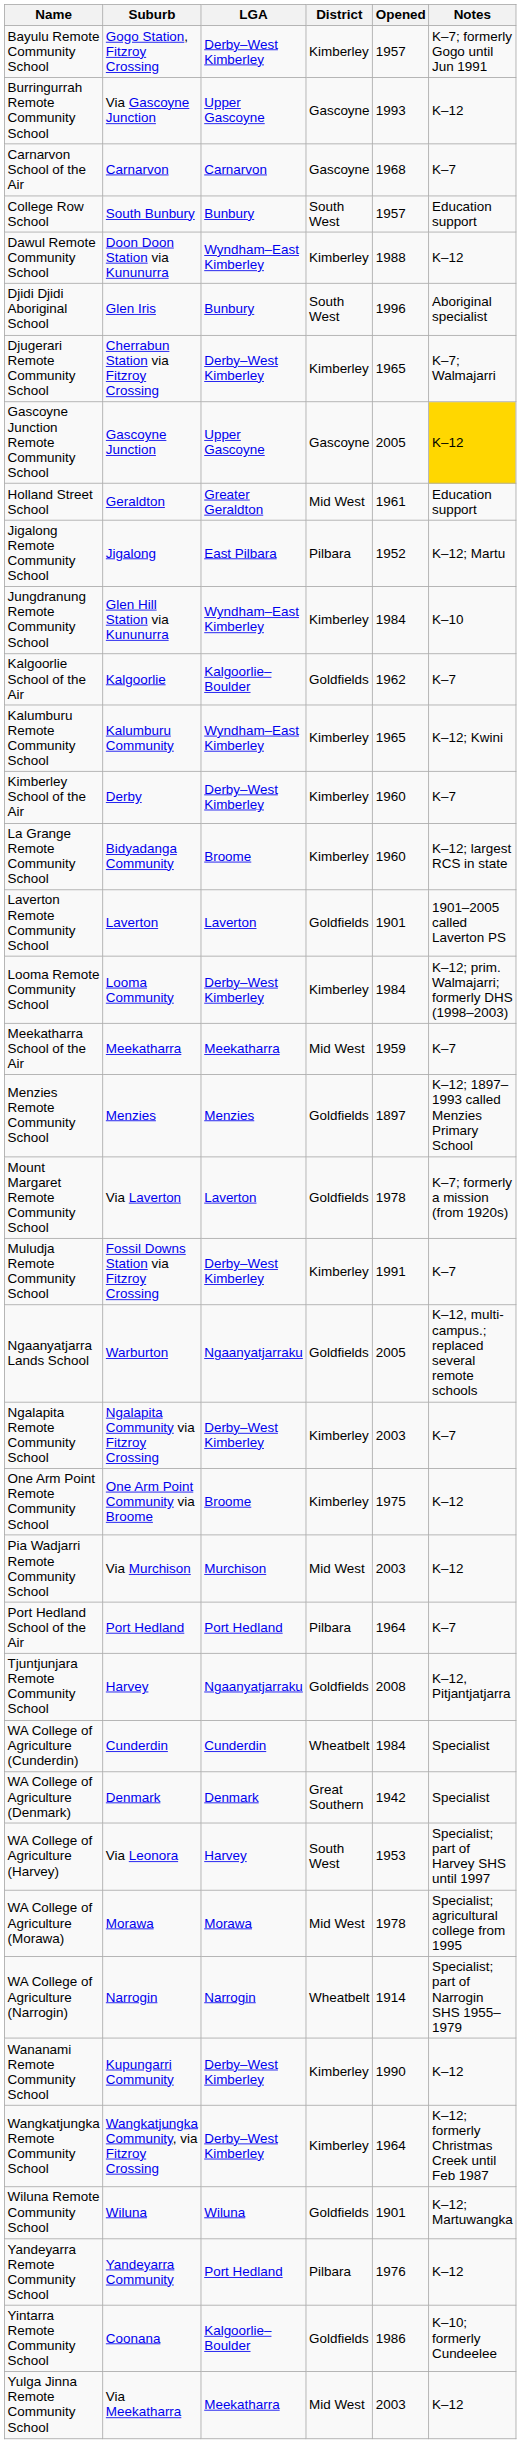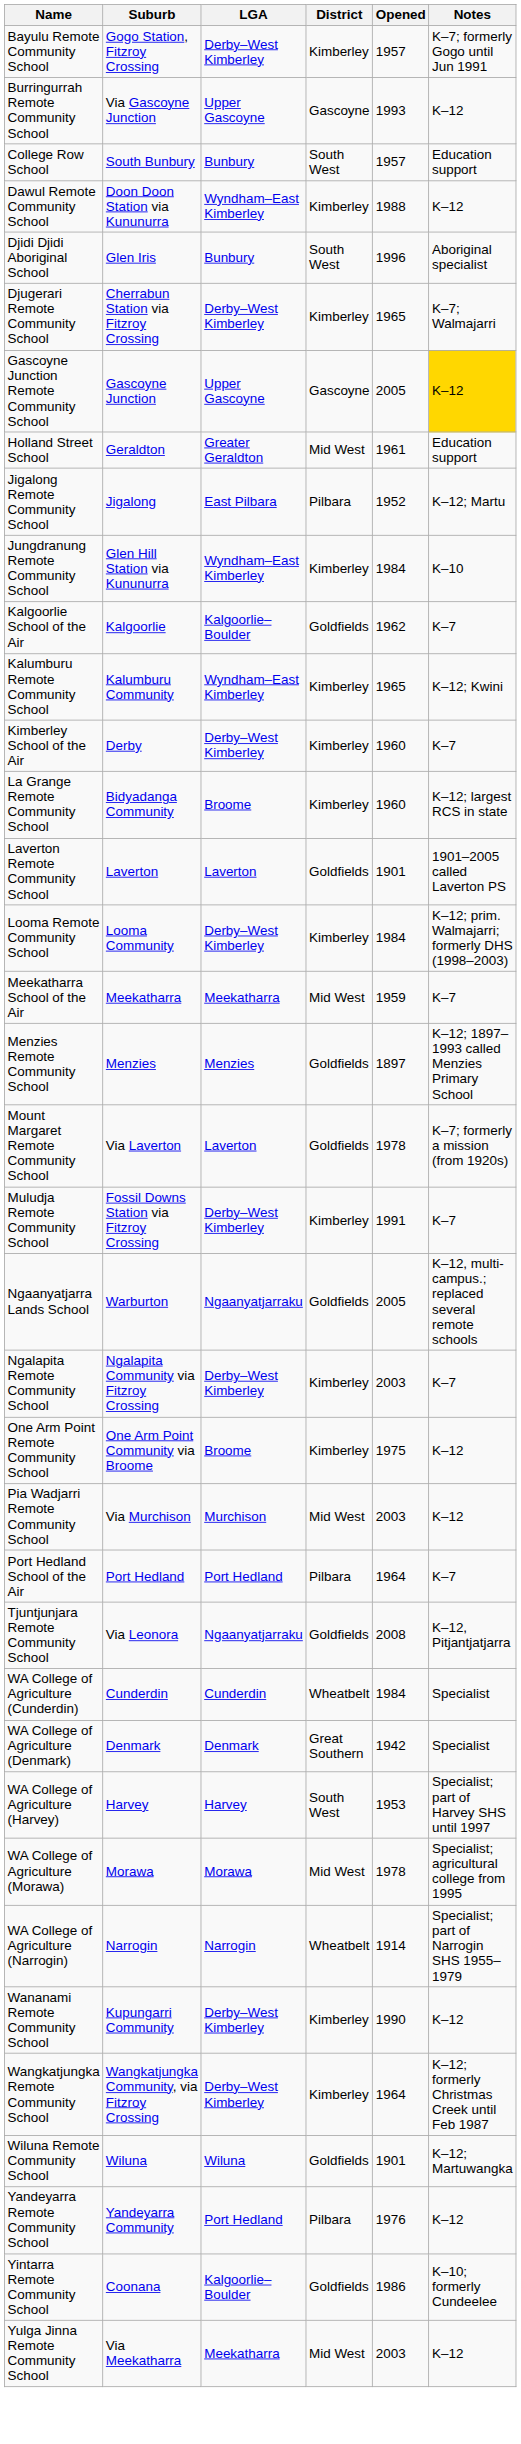- row: (47, 169)
(127, 1686) Harvey -> (142, 1635) Via Leonora
(142, 1856) Via Leonora -> (127, 1805) Harvey
